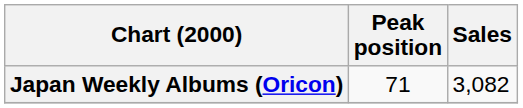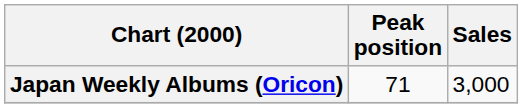(481, 84) 3,082 -> (481, 84) 3,000
